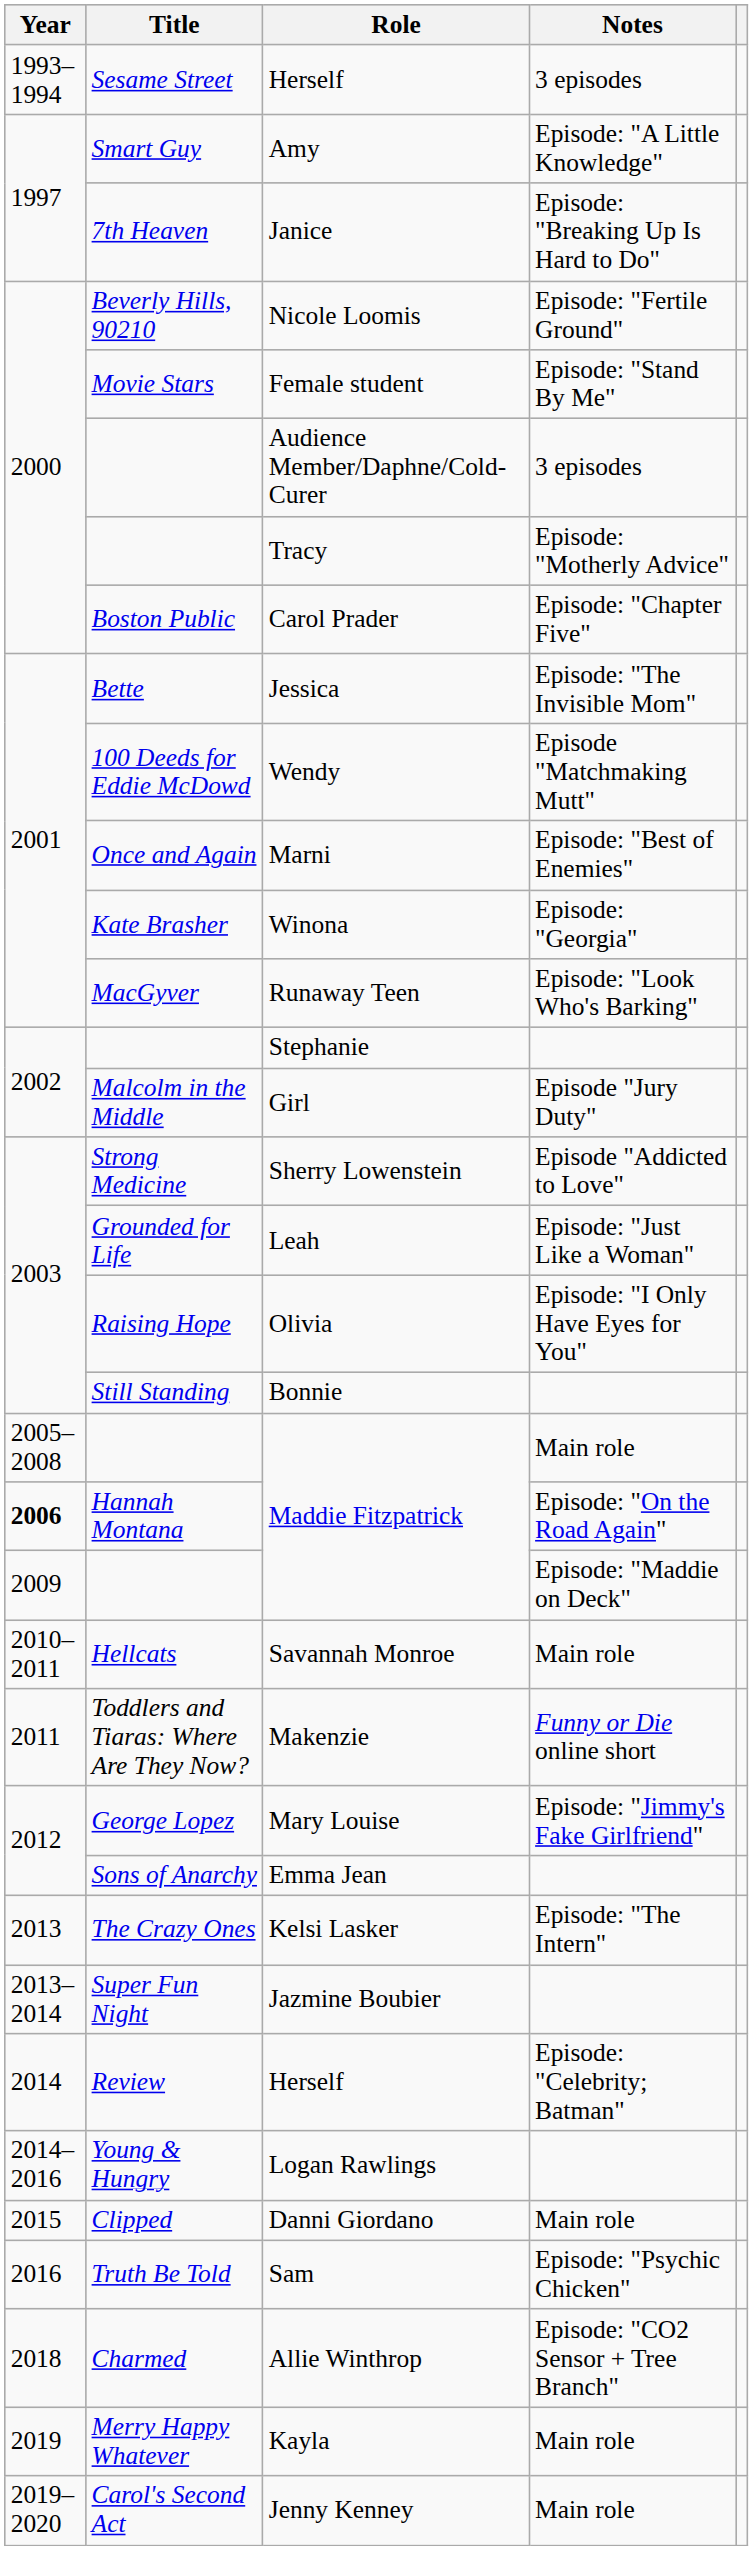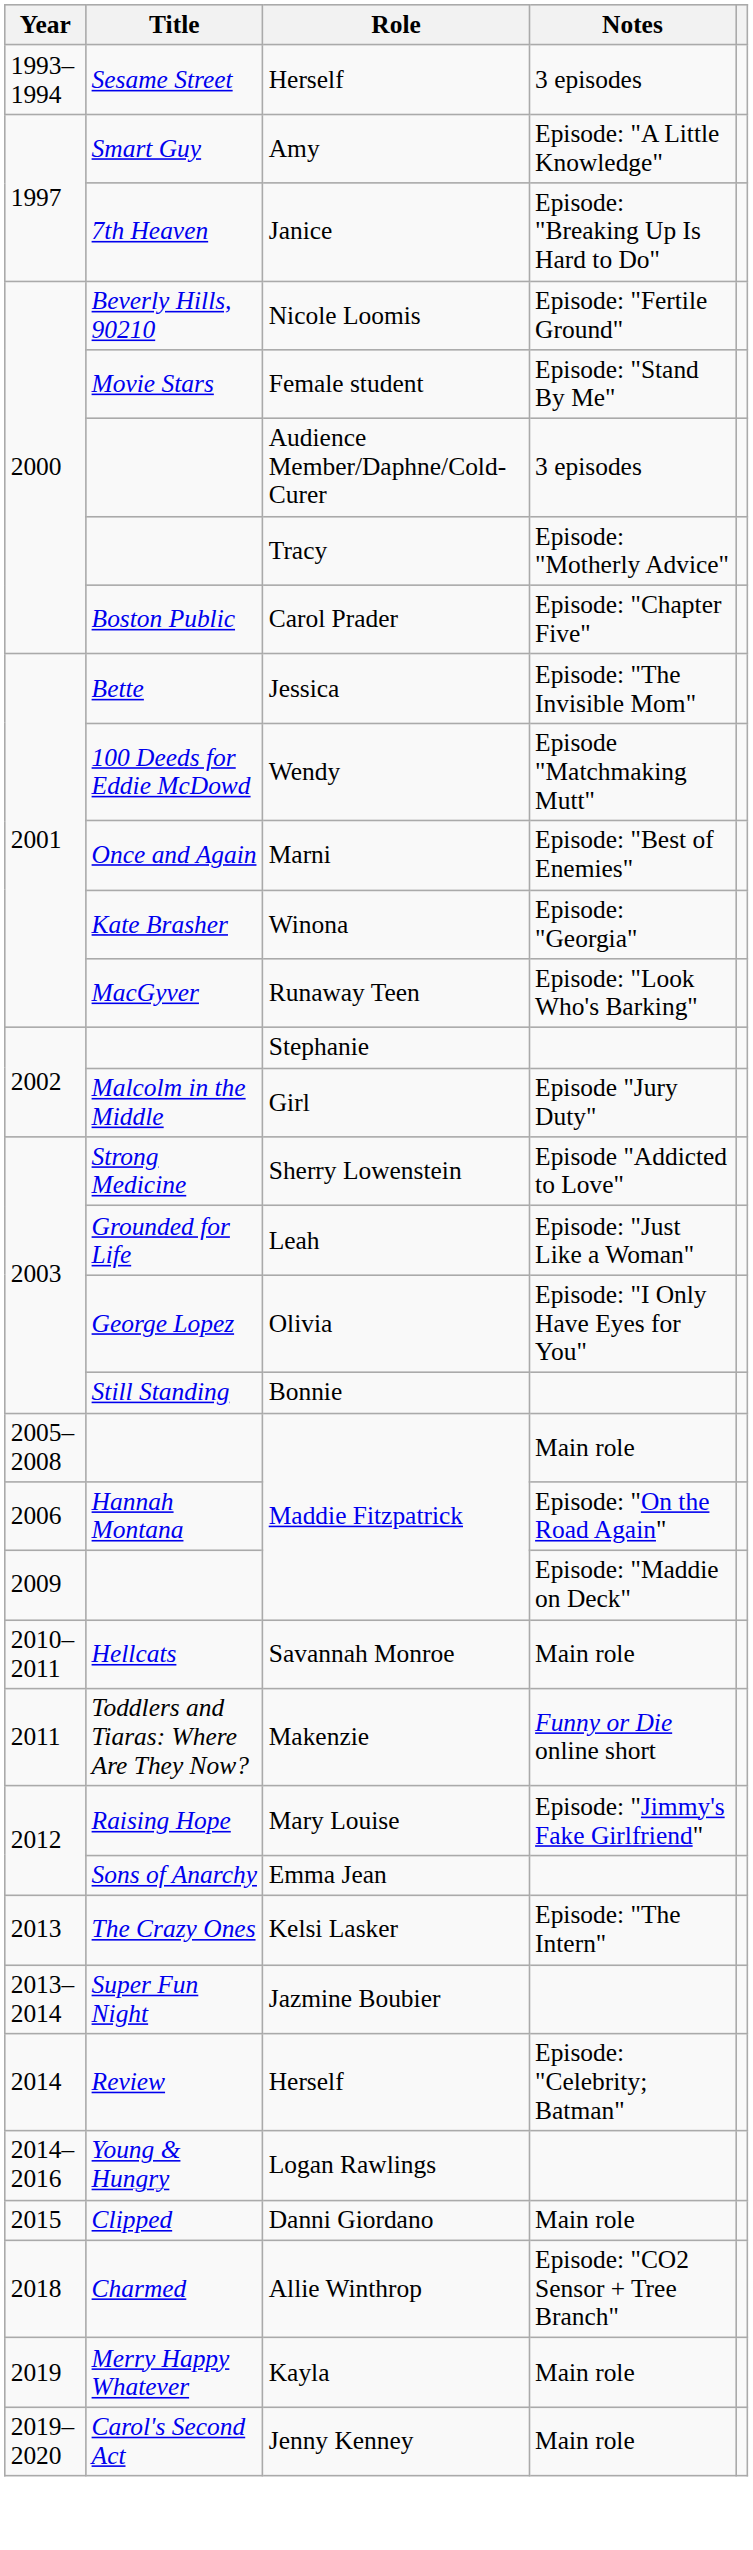(161, 1323) Raising Hope -> (163, 1323) George Lopez
(36, 1515) bold -> (36, 1515) normal
(163, 1820) George Lopez -> (161, 1820) Raising Hope
- row: (291, 2274)
